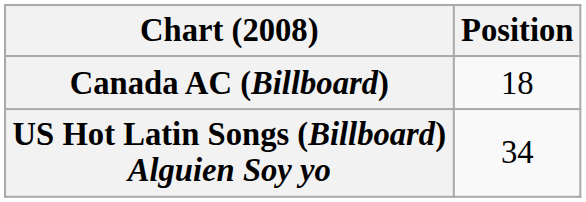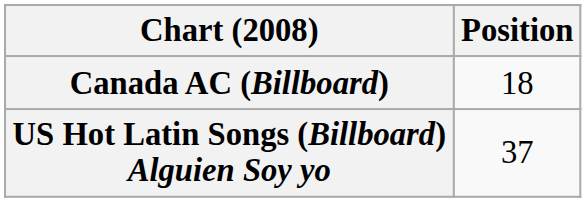(517, 152) 34 -> (517, 152) 37
